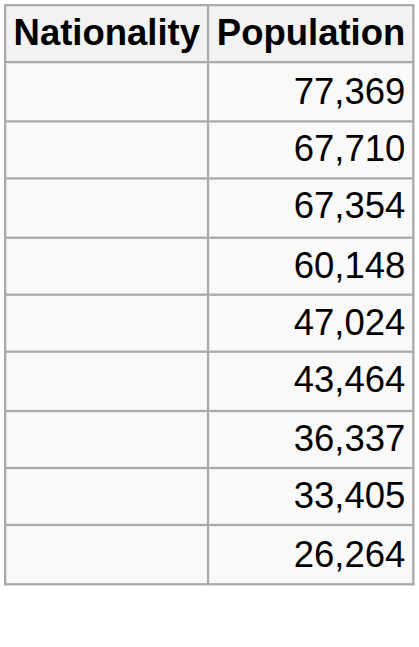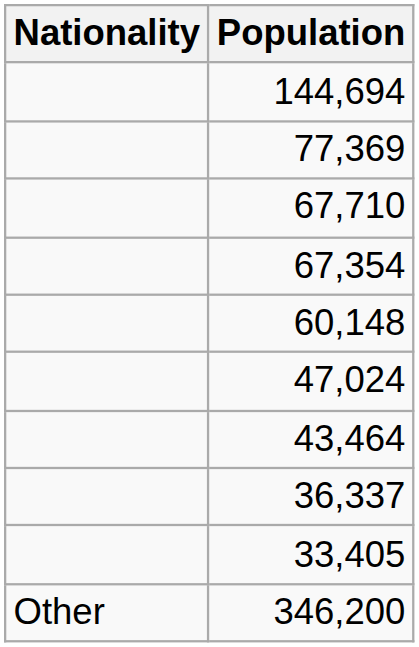+ row: (339, 91)
- row: (350, 554)
+ row: (339, 611)
